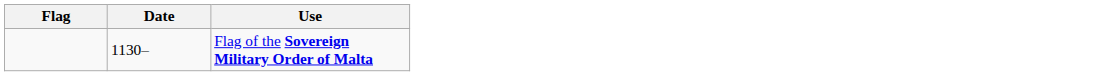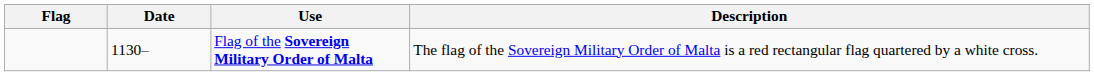+ column: (749, 16)
